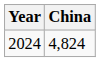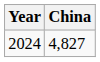(67, 43) 4,824 -> (67, 43) 4,827
